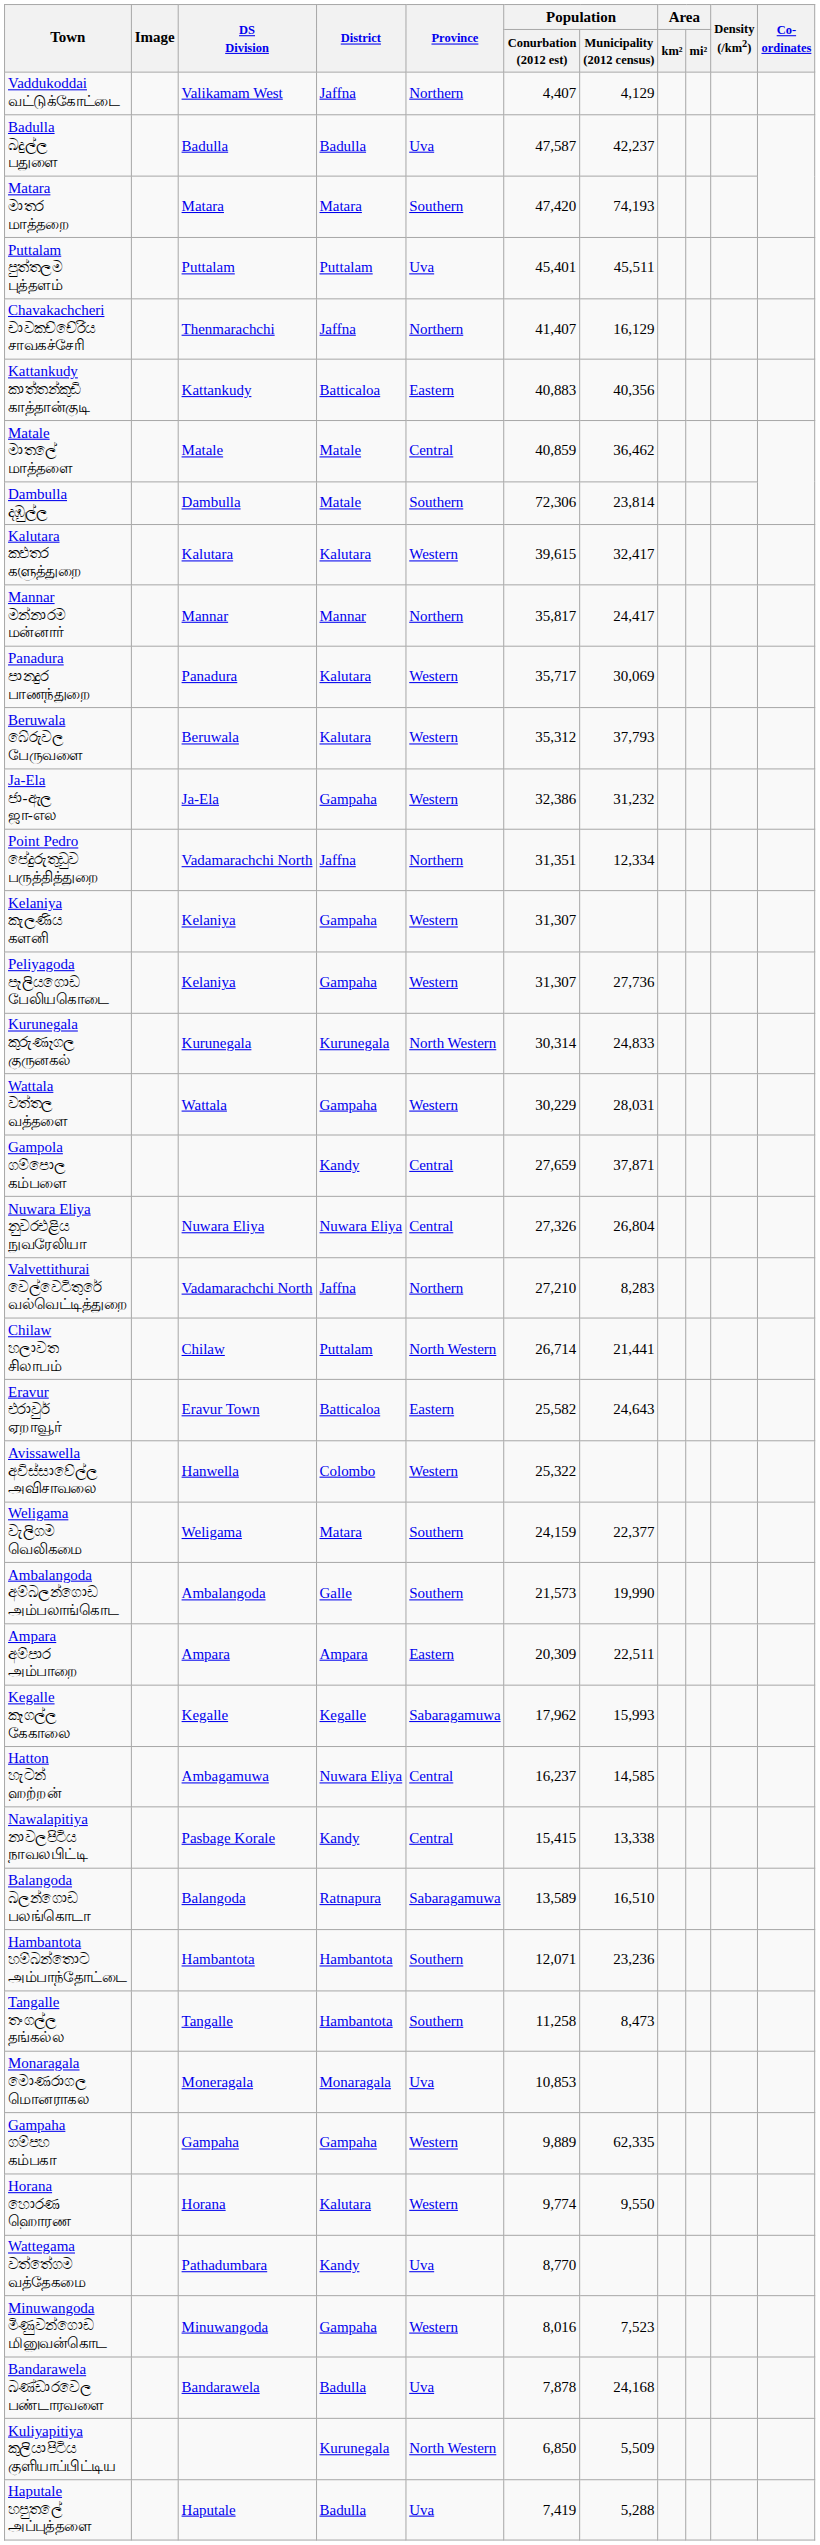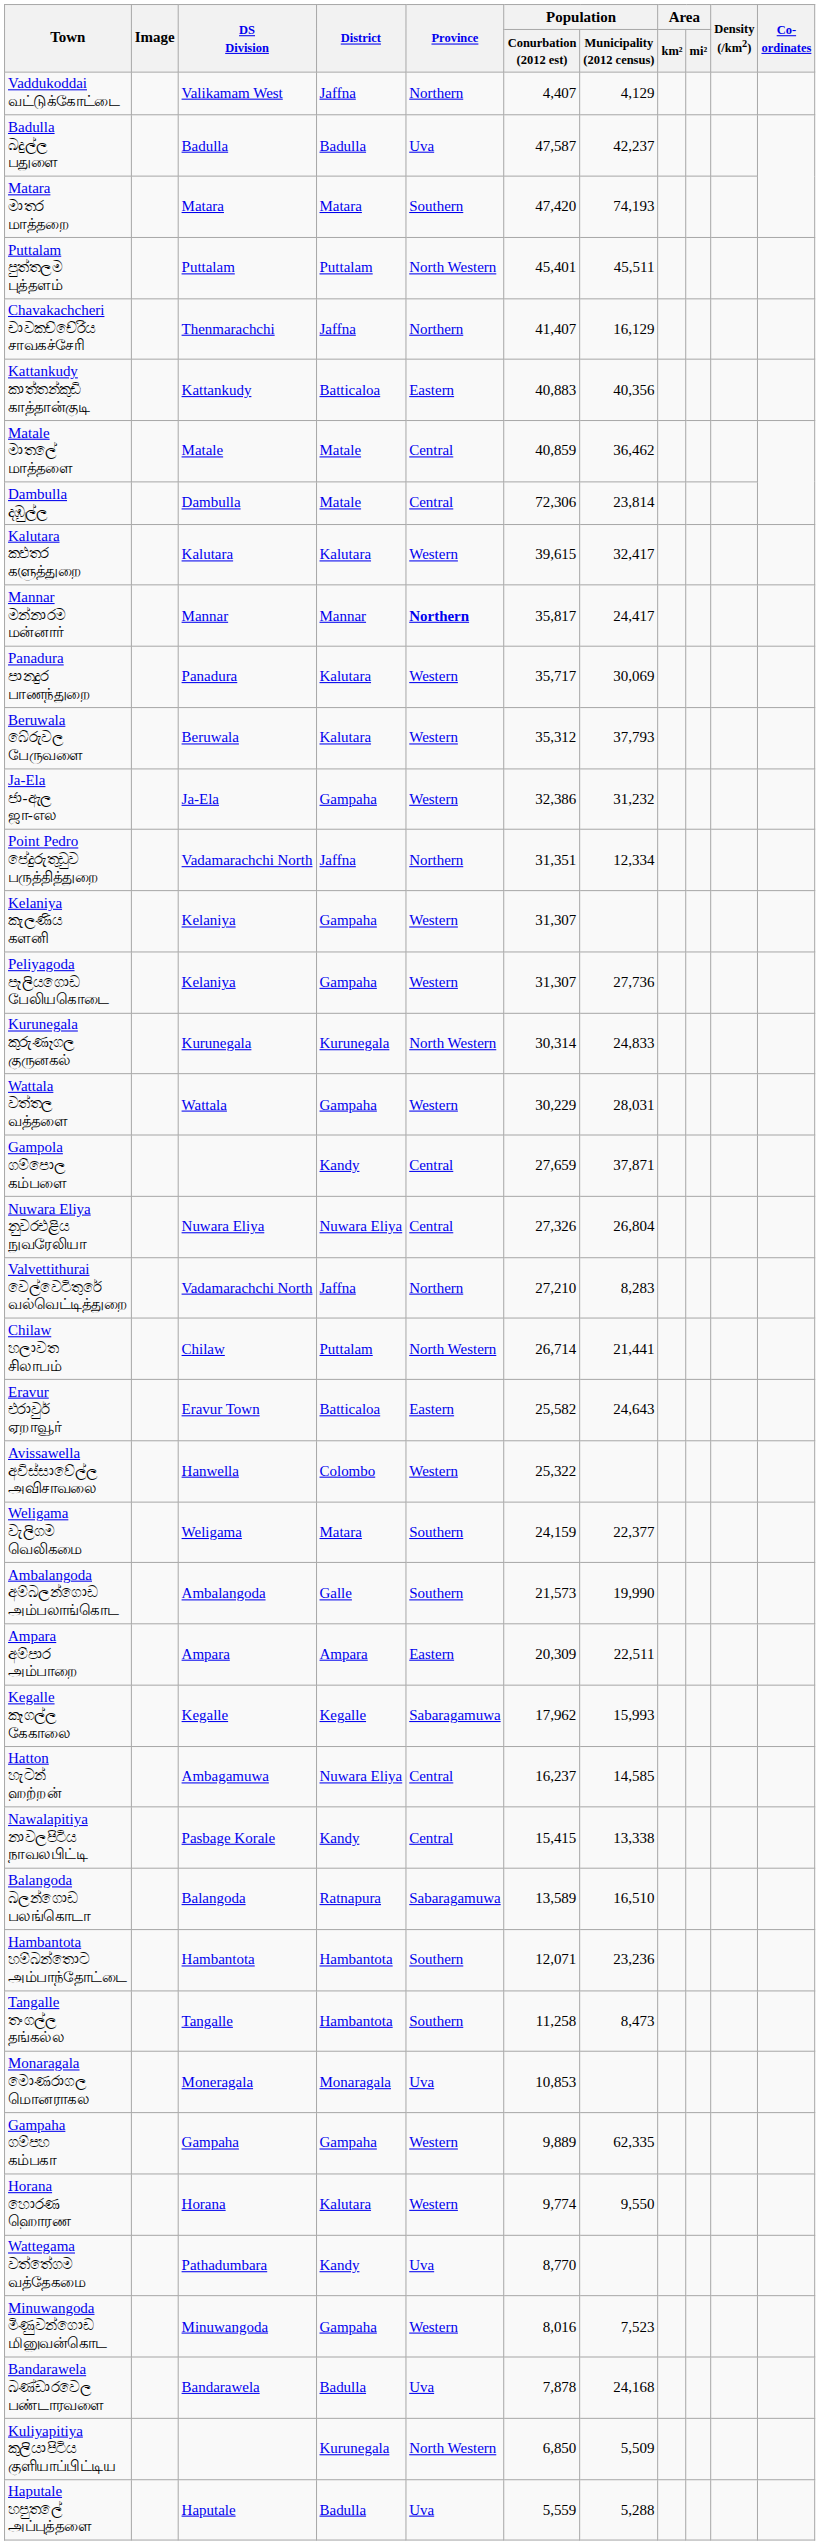(422, 268) Uva -> (453, 268) North Western
(436, 503) Southern -> (431, 503) Central
(436, 616) normal -> (439, 616) bold
(559, 2510) 7,419 -> (559, 2510) 5,559
